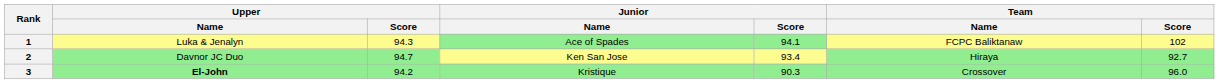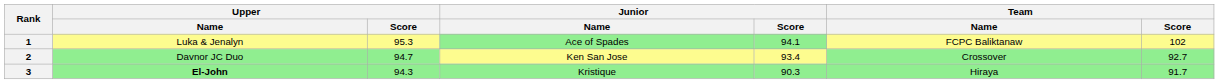(403, 41) 94.3 -> (403, 41) 95.3
(984, 56) Hiraya -> (984, 56) Crossover
(403, 71) 94.2 -> (403, 71) 94.3
(984, 71) Crossover -> (984, 71) Hiraya
(1178, 71) 96.0 -> (1178, 71) 91.7
